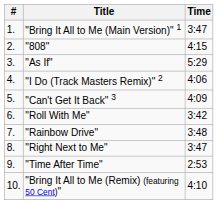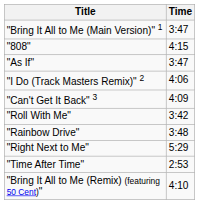- column: (14, 12)
(197, 63) 5:29 -> (179, 63) 3:47
(197, 148) 3:47 -> (179, 148) 5:29
